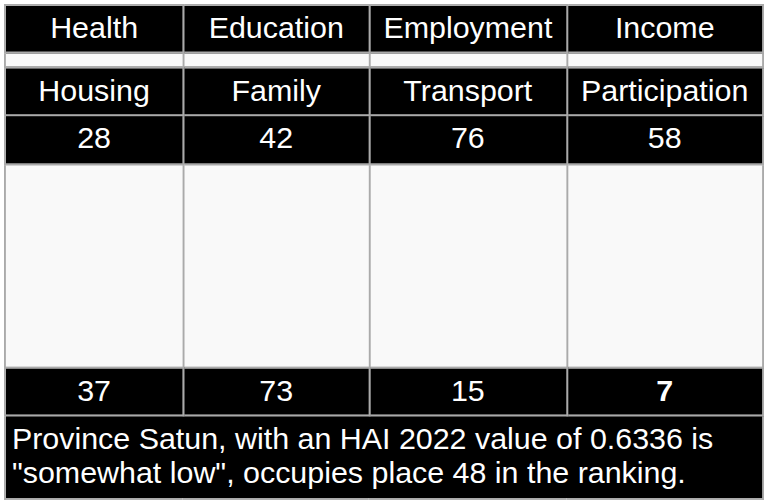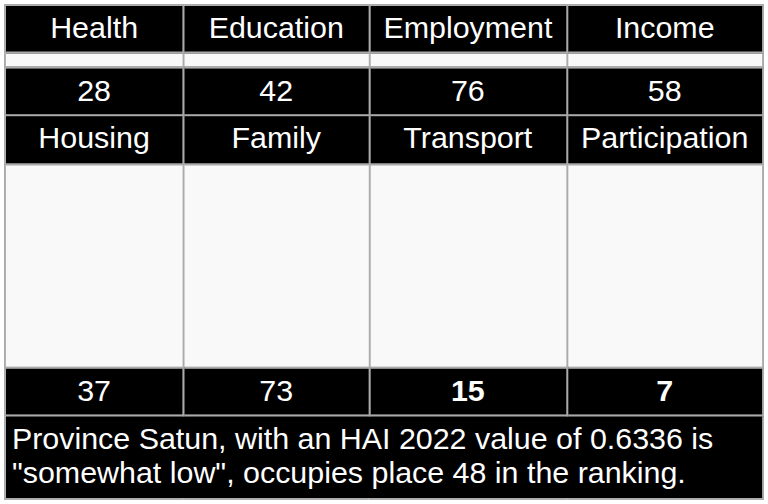rows swapped: (94, 139) <-> (94, 90)
(468, 391) normal -> (468, 391) bold
